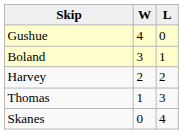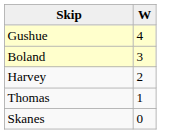- column: (167, 14)
